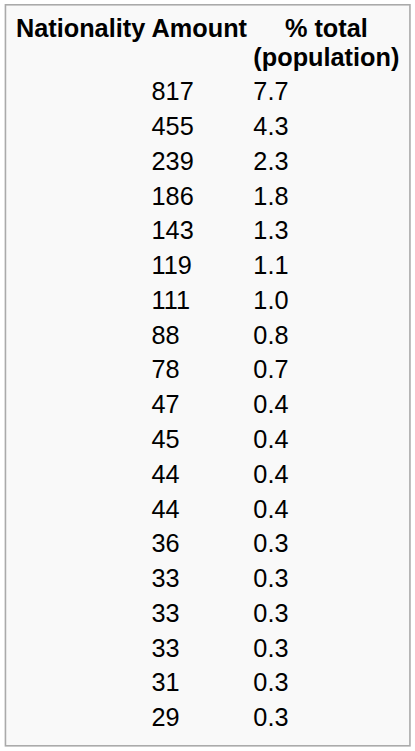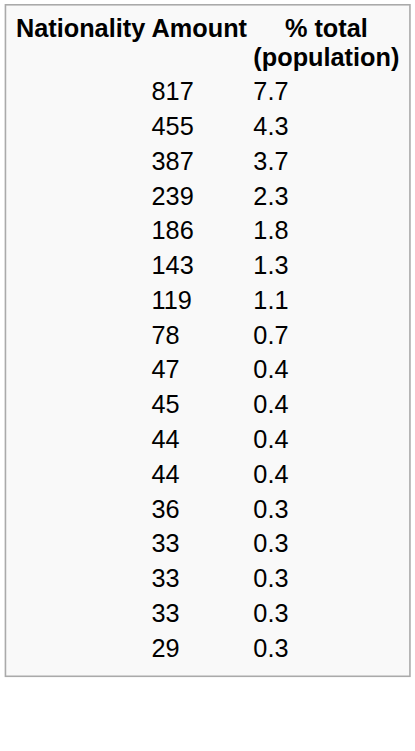+ row: (173, 162)
- row: (171, 301)
- row: (166, 335)
- row: (166, 683)
